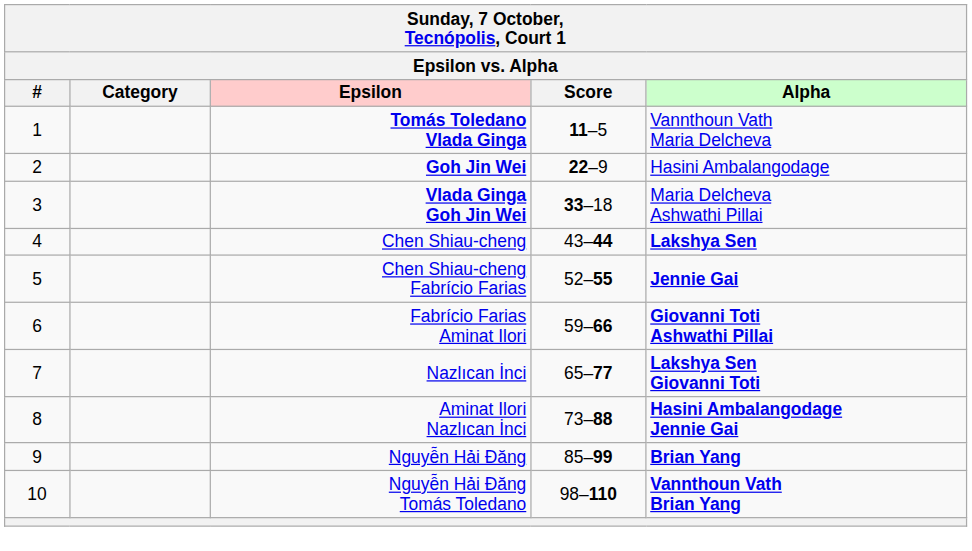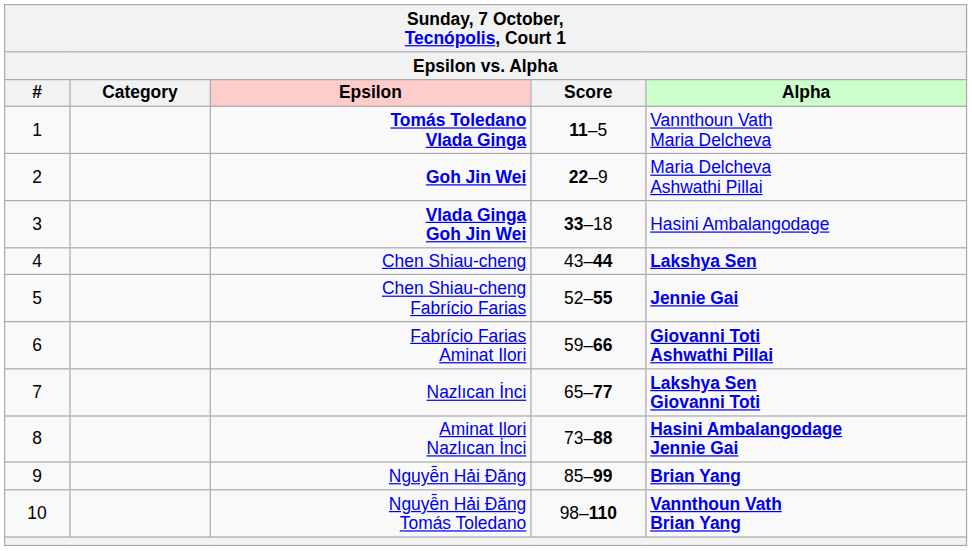(740, 168) Hasini Ambalangodage -> (711, 177) Maria Delcheva Ashwathi Pillai
(711, 205) Maria Delcheva Ashwathi Pillai -> (740, 224) Hasini Ambalangodage
